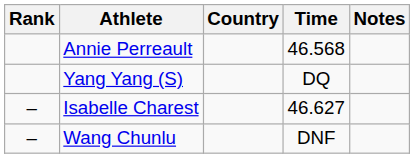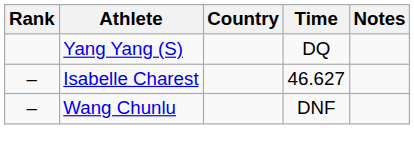- row: (128, 49)
